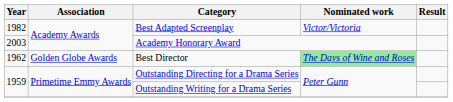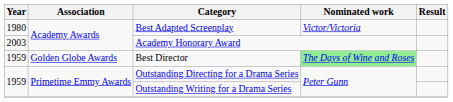(16, 27) 1982 -> (16, 27) 1980
(16, 58) 1962 -> (16, 58) 1959
